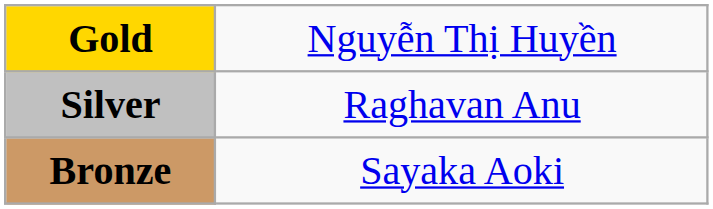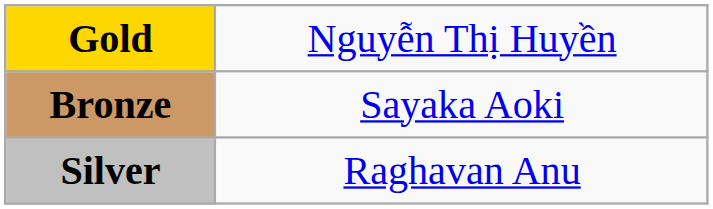rows swapped: (111, 103) <-> (111, 169)
